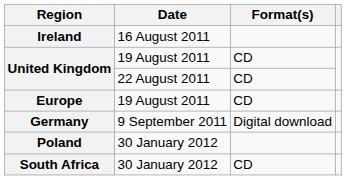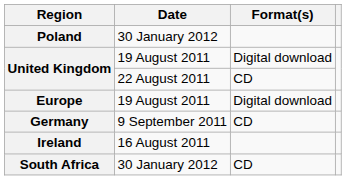rows swapped: (59, 36) <-> (59, 143)
(243, 57) CD -> (283, 57) Digital download
(243, 100) CD -> (283, 100) Digital download
(283, 121) Digital download -> (243, 121) CD
